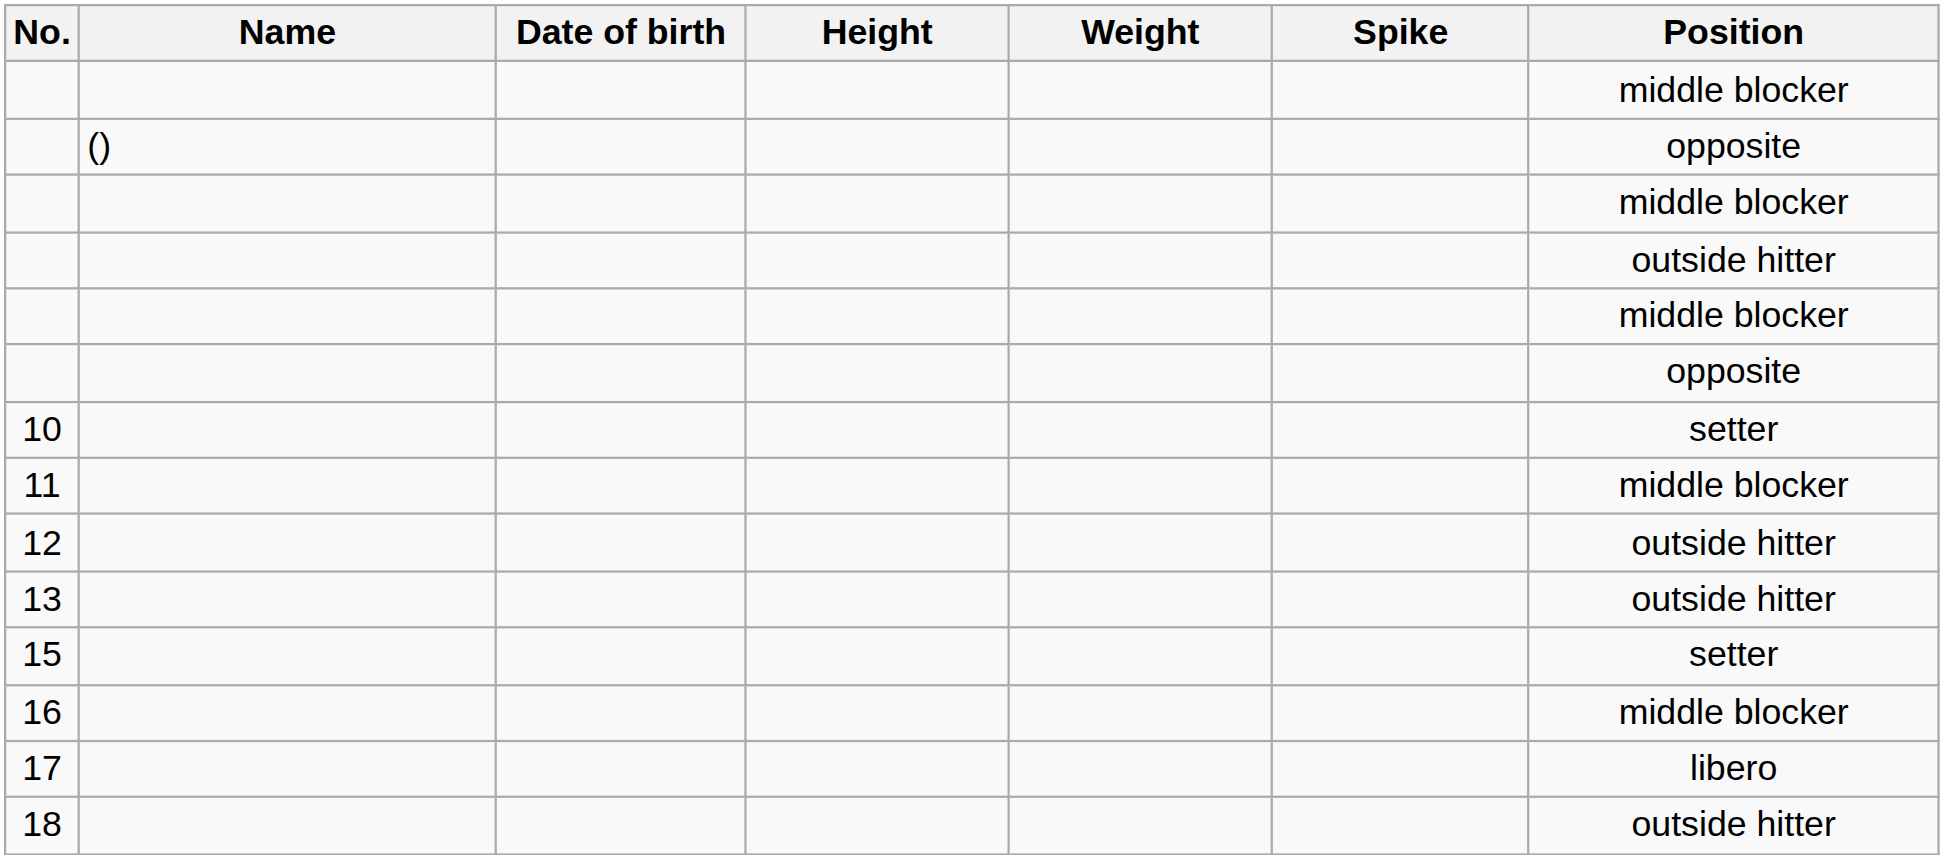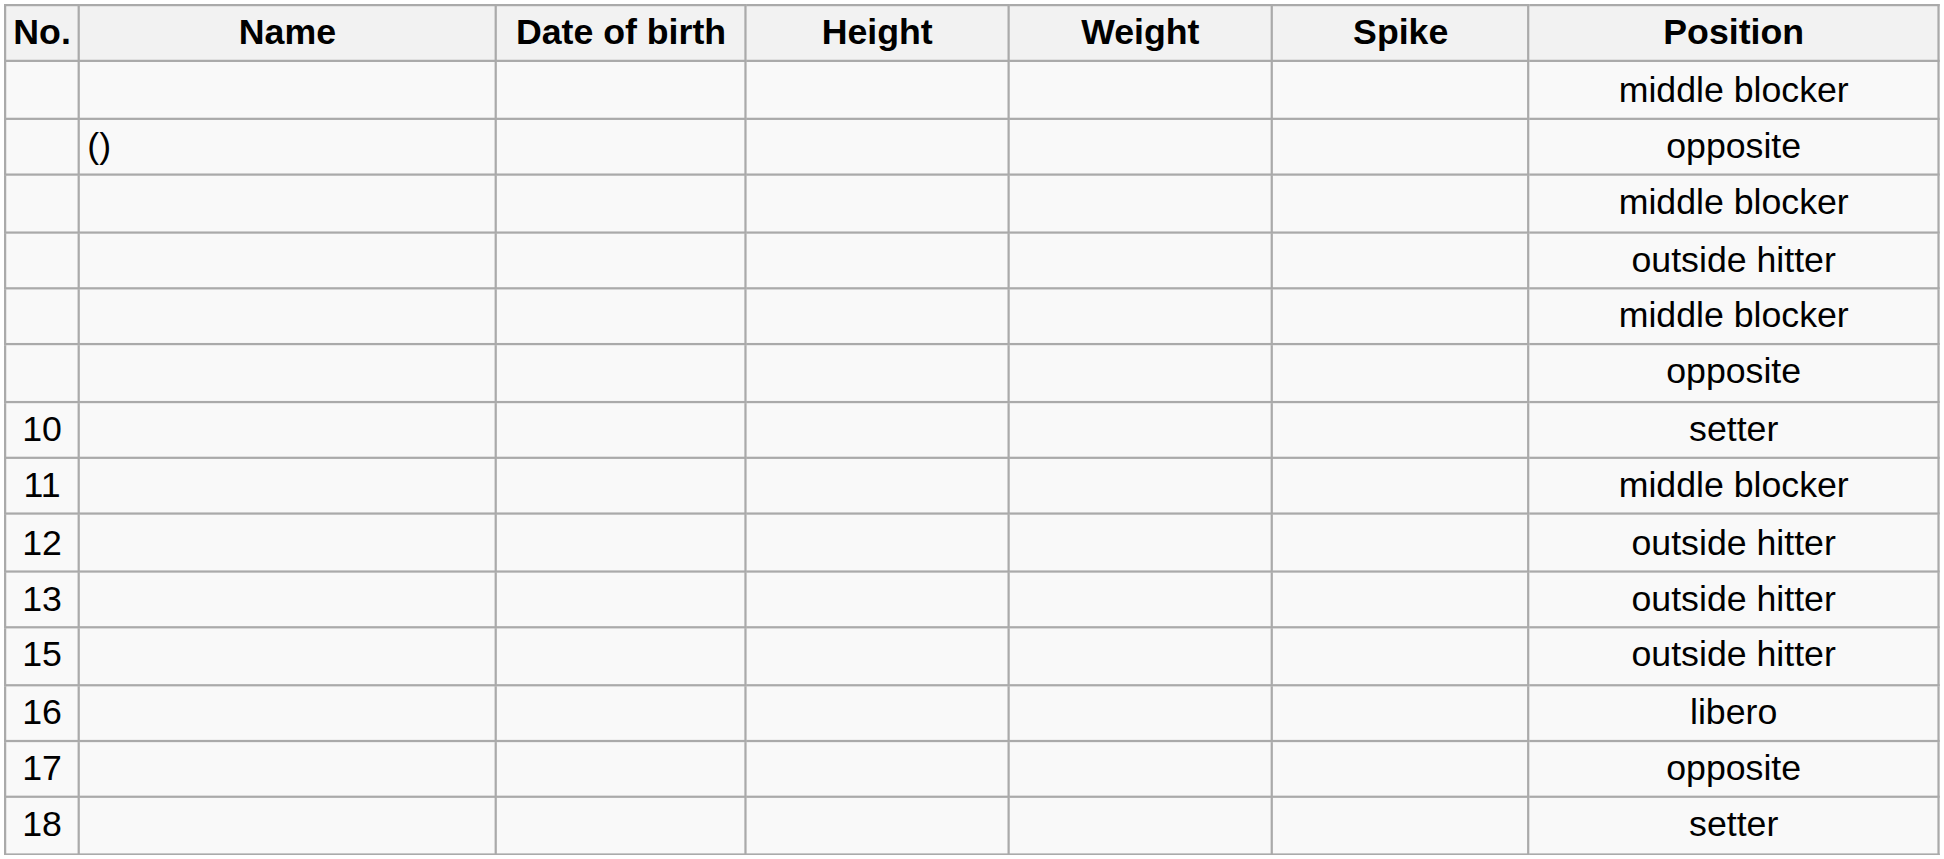(1734, 655) setter -> (1734, 655) outside hitter
(1734, 711) middle blocker -> (1734, 711) libero
(1734, 768) libero -> (1734, 768) opposite
(1734, 825) outside hitter -> (1734, 825) setter
